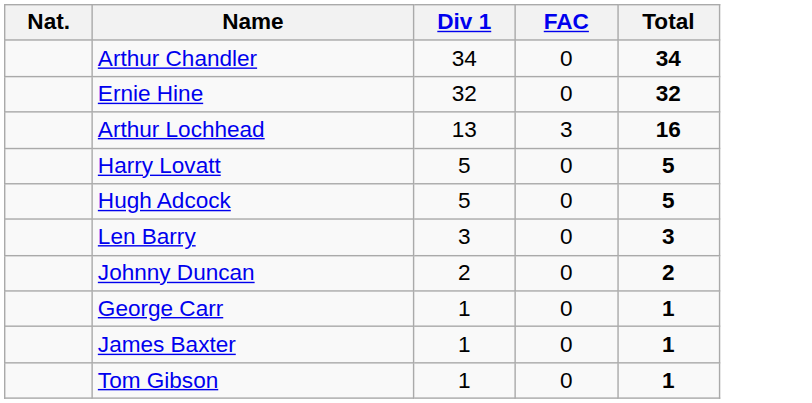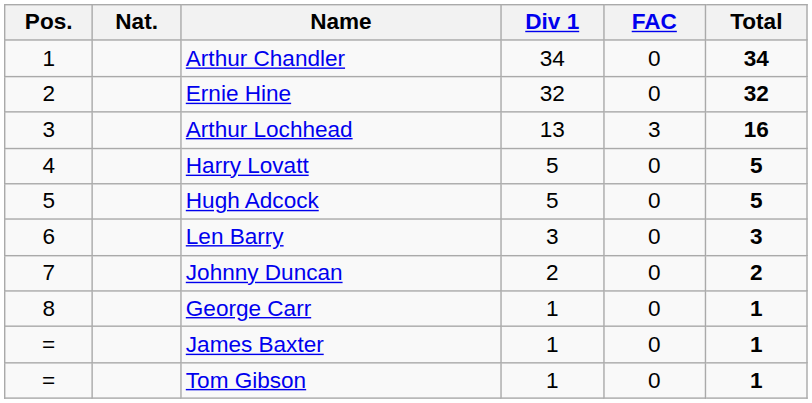+ column: (49, 22)
